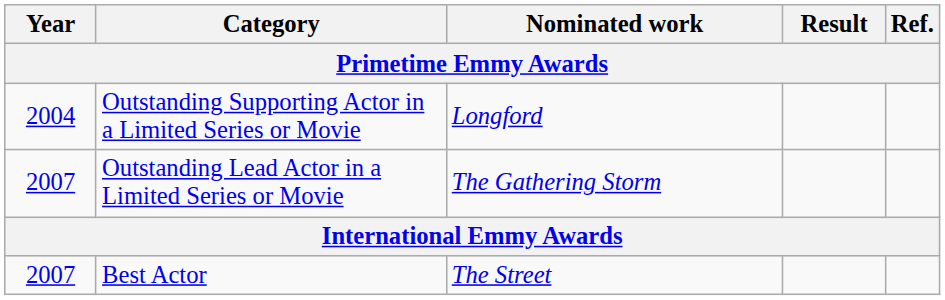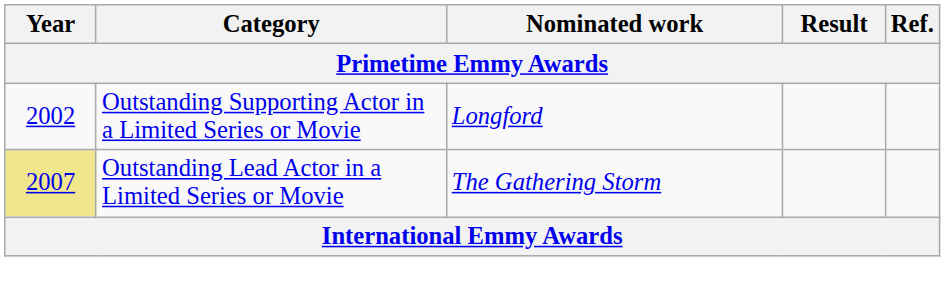(51, 116) 2004 -> (51, 116) 2002
(51, 182) no background -> (51, 182) khaki background
- row: (154, 274)
